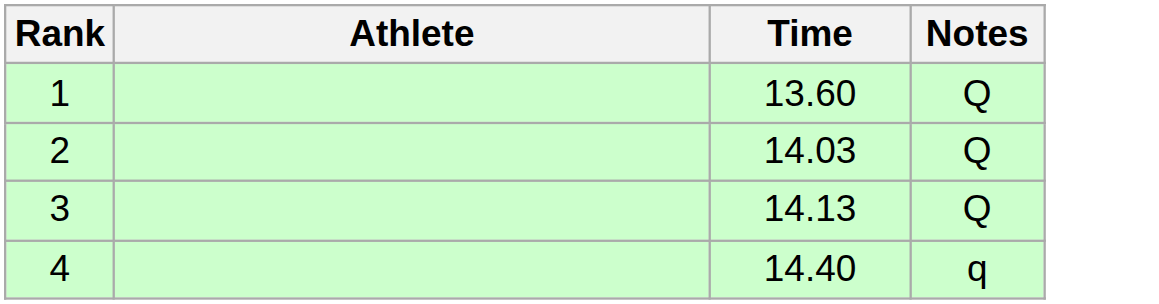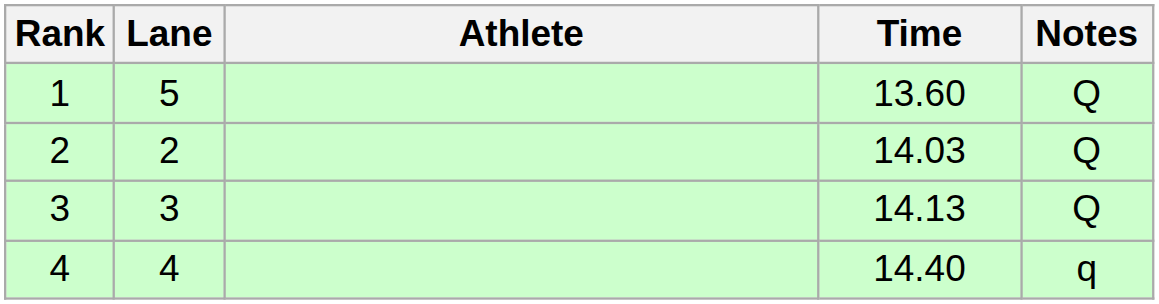+ column: (169, 33)
